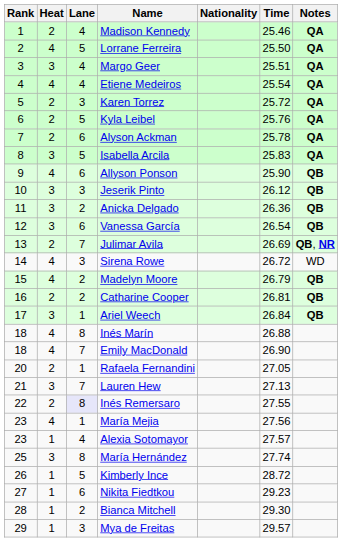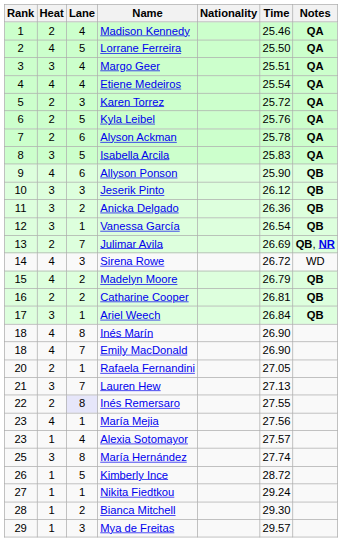(82, 226) 6 -> (82, 226) 1
(276, 333) 26.88 -> (276, 333) 26.90
(82, 492) 6 -> (82, 492) 1
(276, 492) 29.23 -> (276, 492) 29.24
